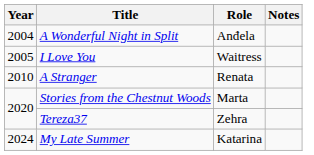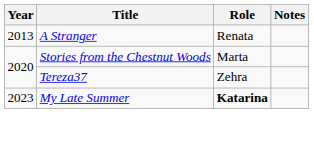- row: (109, 35)
- row: (68, 56)
(21, 77) 2010 -> (21, 35) 2013
(21, 139) 2024 -> (21, 98) 2023
(239, 139) normal -> (242, 98) bold
